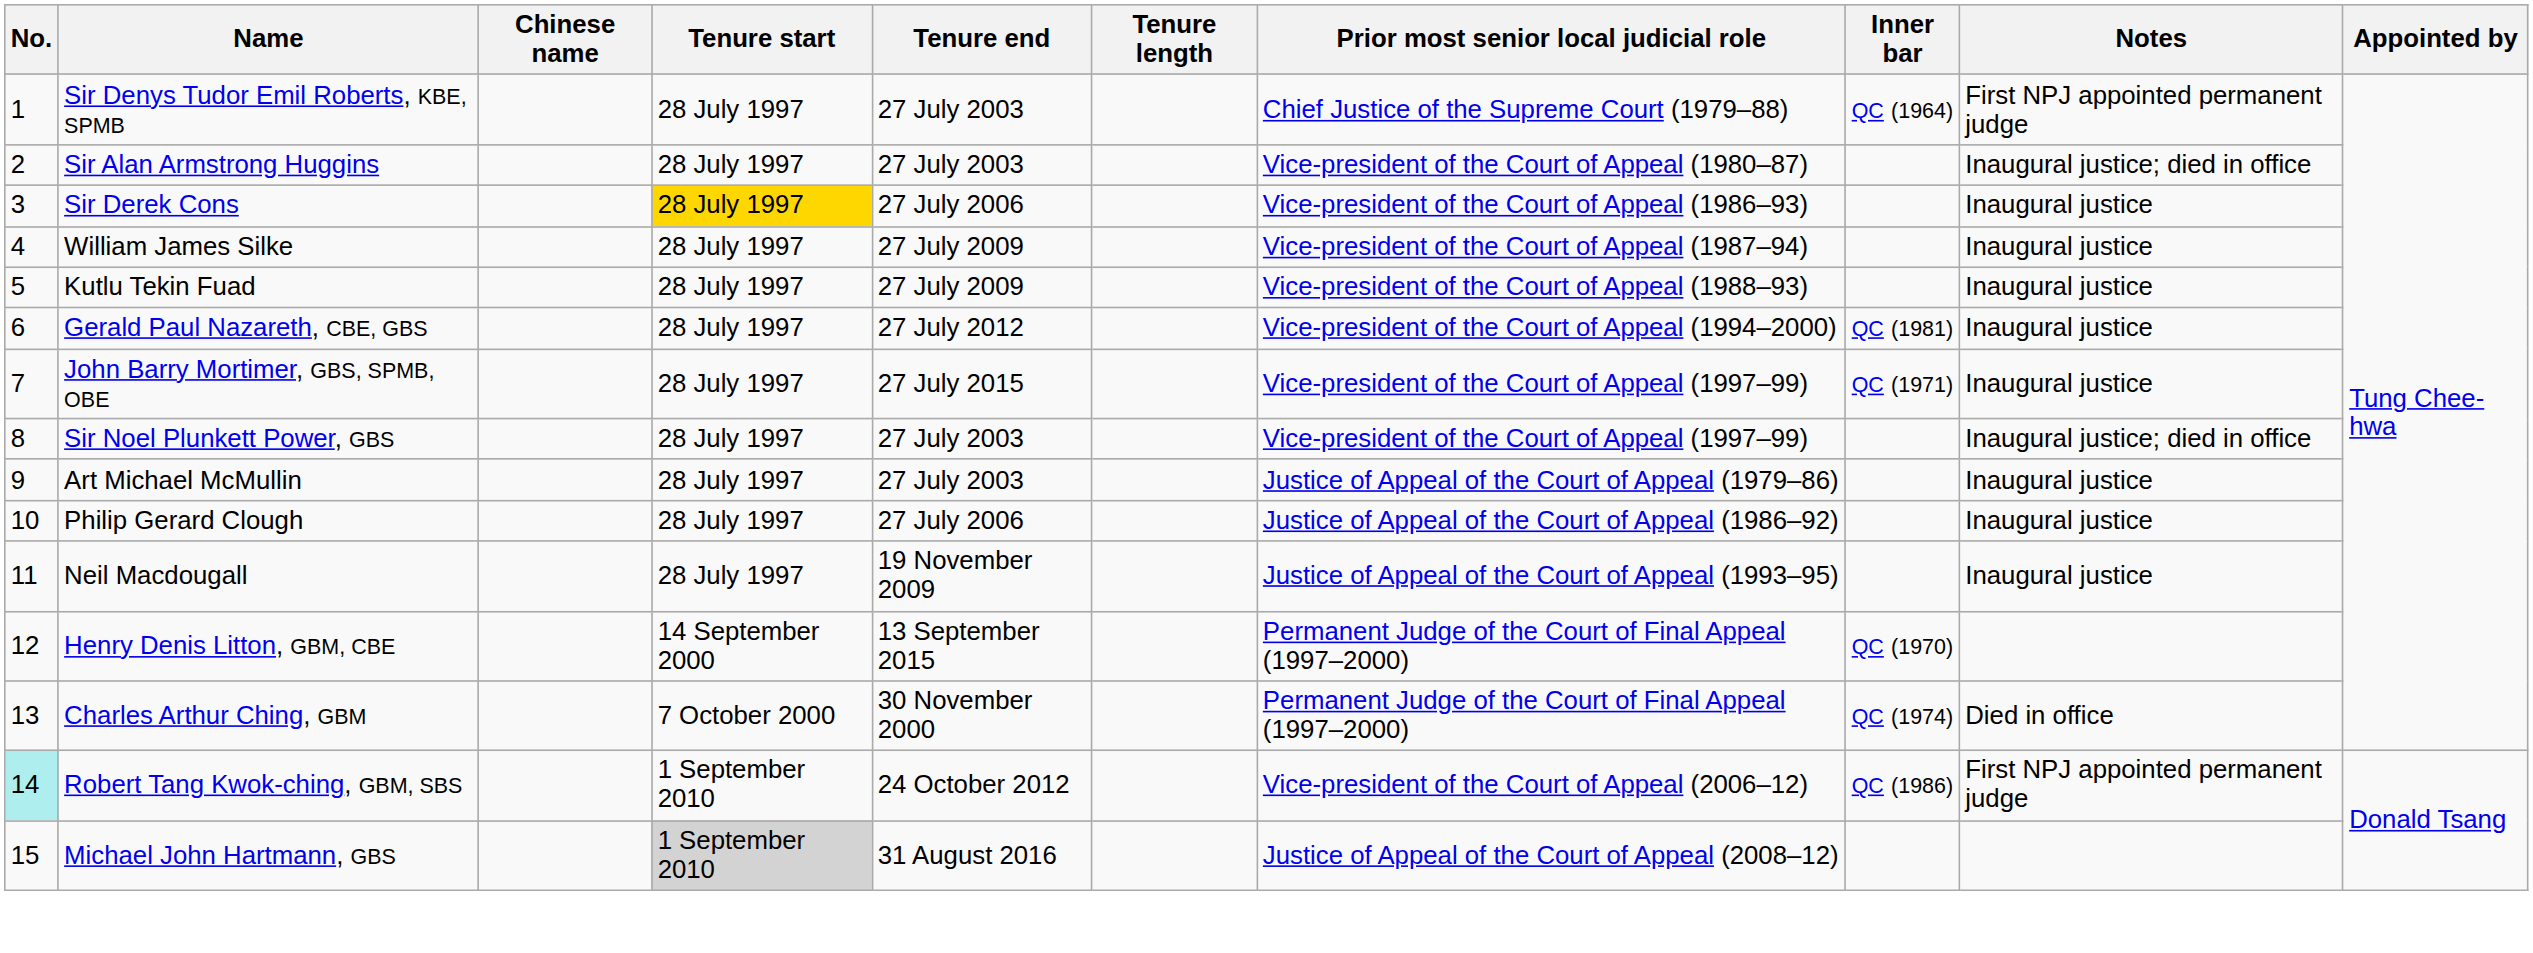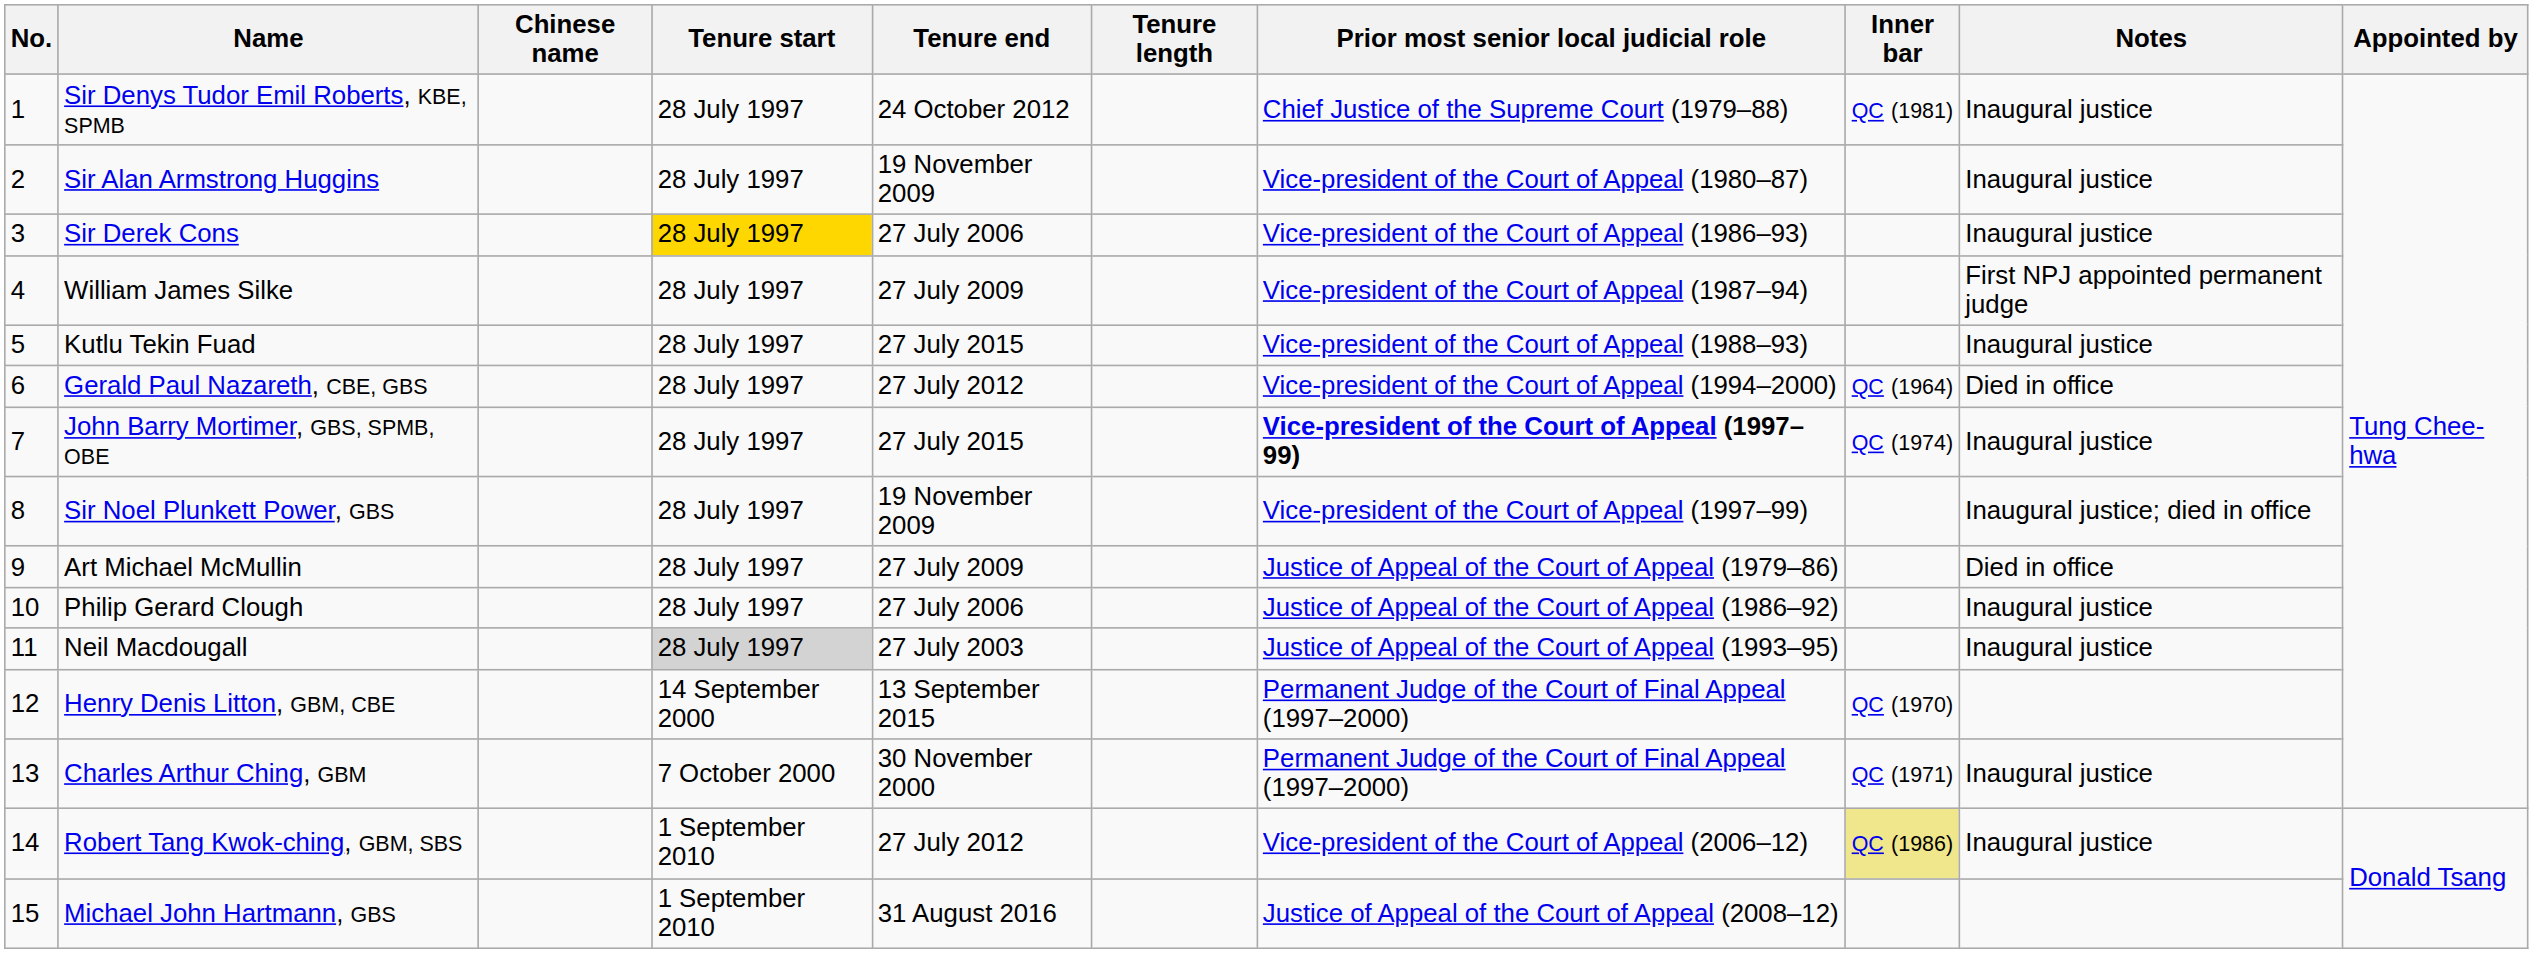(951, 109) 27 July 2003 -> (974, 109) 24 October 2012
(1902, 109) QC (1964) -> (1902, 109) QC (1981)
(2144, 109) First NPJ appointed permanent judge -> (2059, 109) Inaugural justice
(951, 164) 27 July 2003 -> (955, 179) 19 November 2009
(2138, 164) Inaugural justice; died in office -> (2059, 179) Inaugural justice
(2059, 246) Inaugural justice -> (2144, 289) First NPJ appointed permanent judge
(951, 287) 27 July 2009 -> (951, 345) 27 July 2015
(1902, 328) QC (1981) -> (1902, 385) QC (1964)
(2059, 328) Inaugural justice -> (2039, 385) Died in office
(1535, 383) normal -> (1533, 441) bold
(1902, 383) QC (1971) -> (1902, 441) QC (1974)
(951, 438) 27 July 2003 -> (955, 511) 19 November 2009
(951, 479) 27 July 2003 -> (951, 566) 27 July 2009
(2059, 479) Inaugural justice -> (2039, 566) Died in office
(731, 575) no background -> (731, 648) lightgrey background
(955, 575) 19 November 2009 -> (951, 648) 27 July 2003
(1902, 715) QC (1974) -> (1902, 773) QC (1971)
(2039, 715) Died in office -> (2059, 773) Inaugural justice
(25, 785) paleturquoise background -> (25, 843) no background
(974, 785) 24 October 2012 -> (951, 843) 27 July 2012
(1902, 785) no background -> (1902, 843) khaki background
(2144, 785) First NPJ appointed permanent judge -> (2059, 843) Inaugural justice
(731, 855) lightgrey background -> (731, 913) no background
